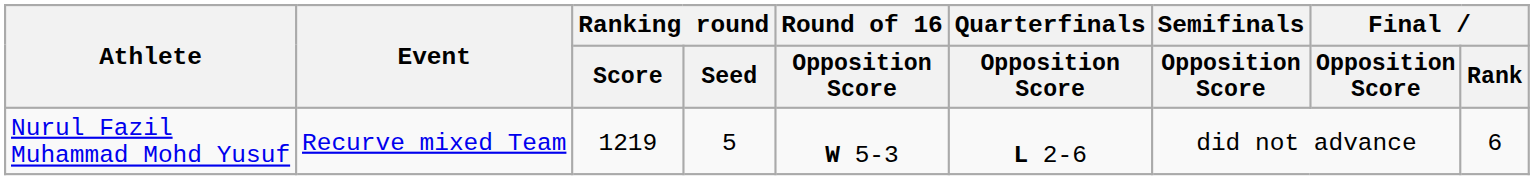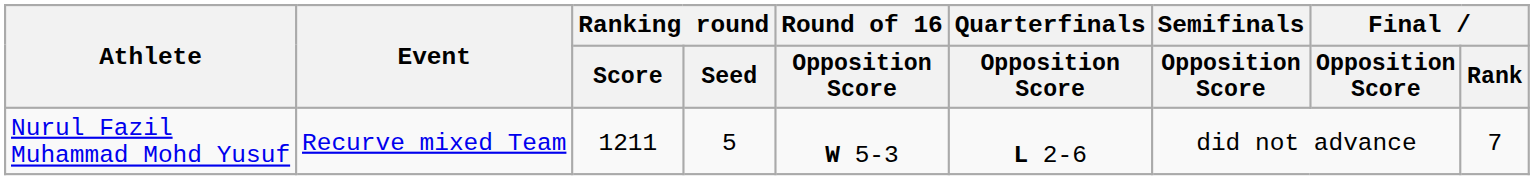(628, 142) 1219 -> (628, 142) 1211
(1495, 142) 6 -> (1495, 142) 7
